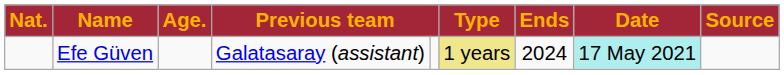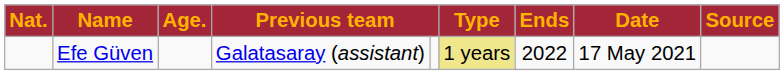(544, 52) 2024 -> (544, 52) 2022
(637, 52) paleturquoise background -> (637, 52) no background
